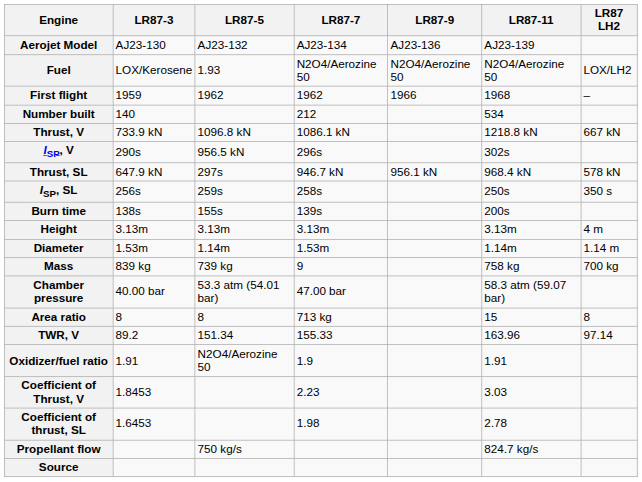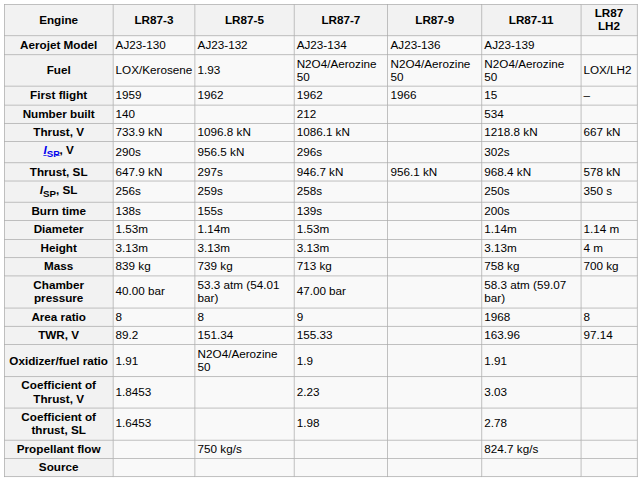(497, 95) 1968 -> (491, 95) 15
rows swapped: (59, 229) <-> (59, 248)
(300, 266) 9 -> (314, 266) 713 kg
(314, 317) 713 kg -> (300, 317) 9
(491, 317) 15 -> (497, 317) 1968
